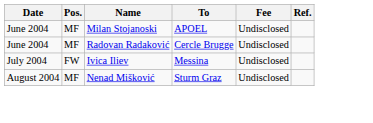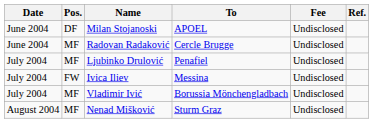(71, 28) MF -> (71, 28) DF
+ row: (125, 61)
+ row: (114, 93)
